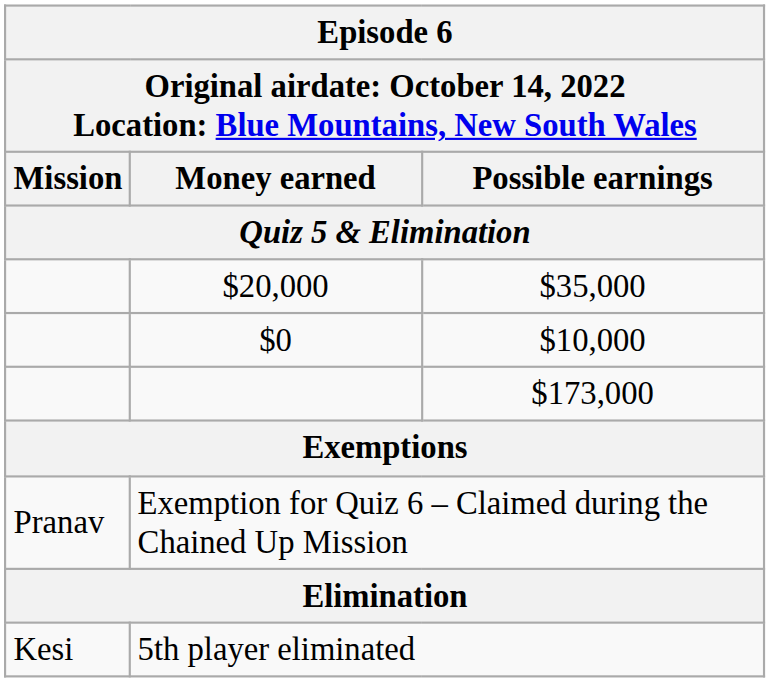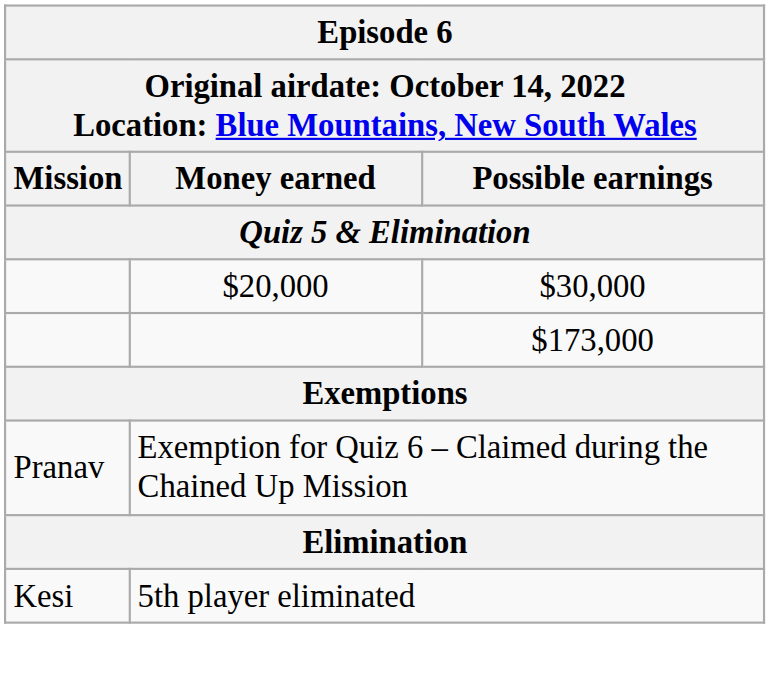(593, 286) $35,000 -> (593, 286) $30,000
- row: (276, 340)
